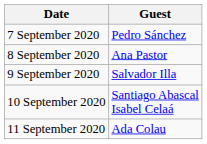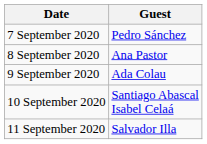(144, 74) Salvador Illa -> (139, 74) Ada Colau
(139, 128) Ada Colau -> (144, 128) Salvador Illa
